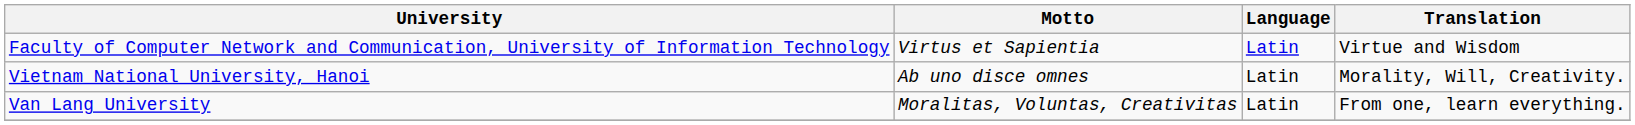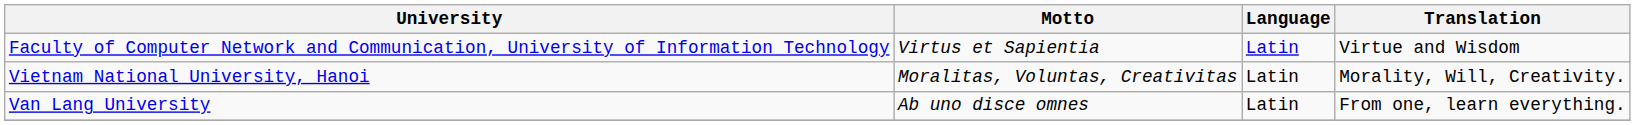(993, 77) Ab uno disce omnes -> (1068, 77) Moralitas, Voluntas, Creativitas
(1068, 106) Moralitas, Voluntas, Creativitas -> (993, 106) Ab uno disce omnes
